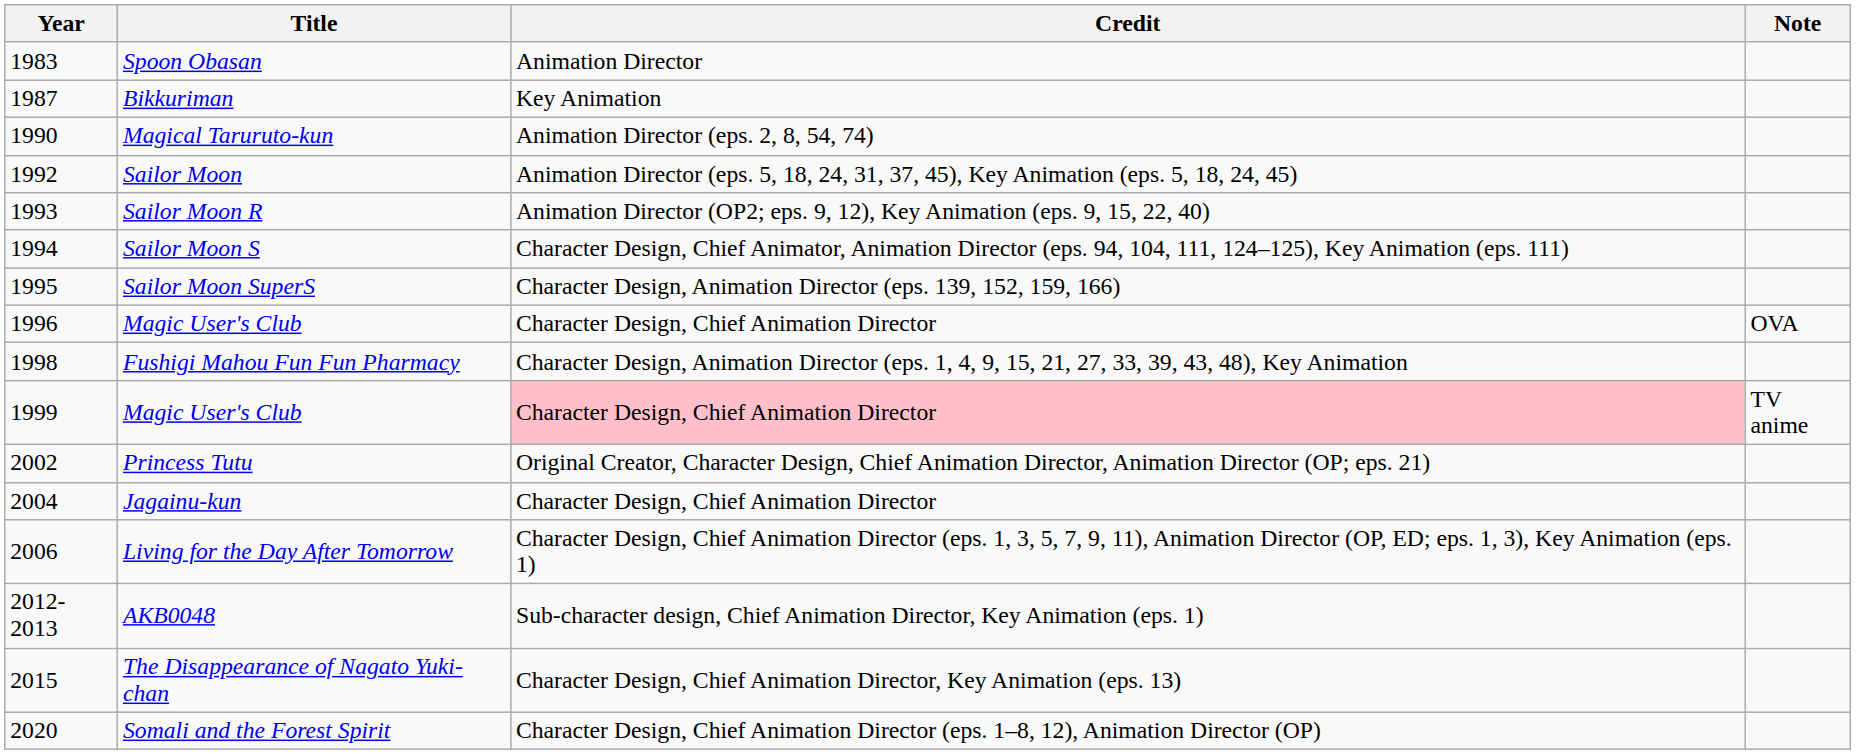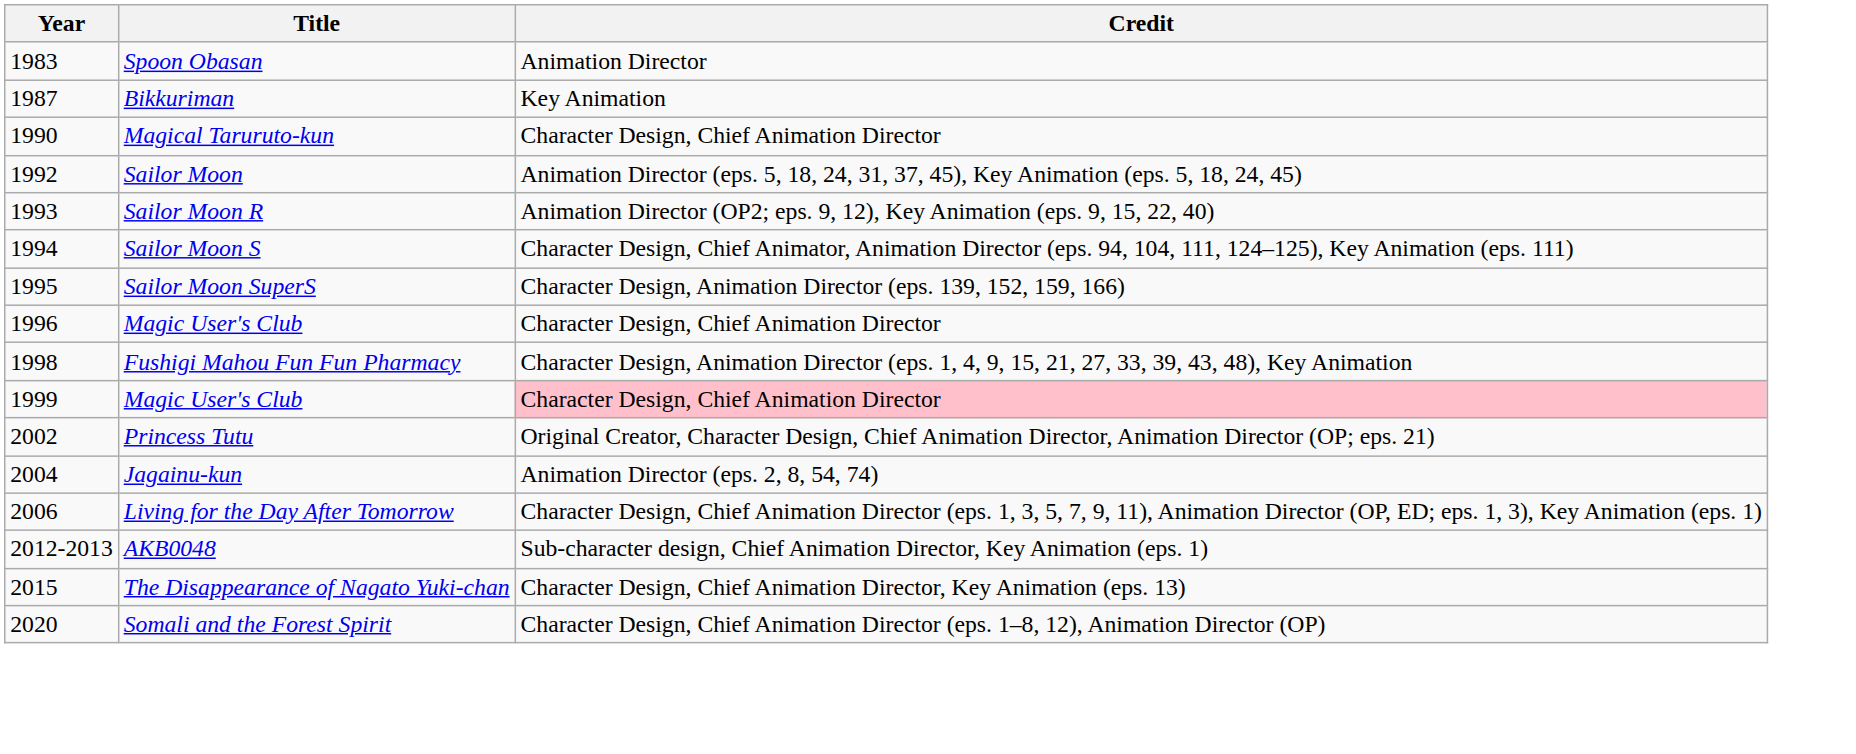- column: (1798, 23)
(695, 135) Animation Director (eps. 2, 8, 54, 74) -> (731, 135) Character Design, Chief Animation Director
(726, 500) Character Design, Chief Animation Director -> (699, 473) Animation Director (eps. 2, 8, 54, 74)
